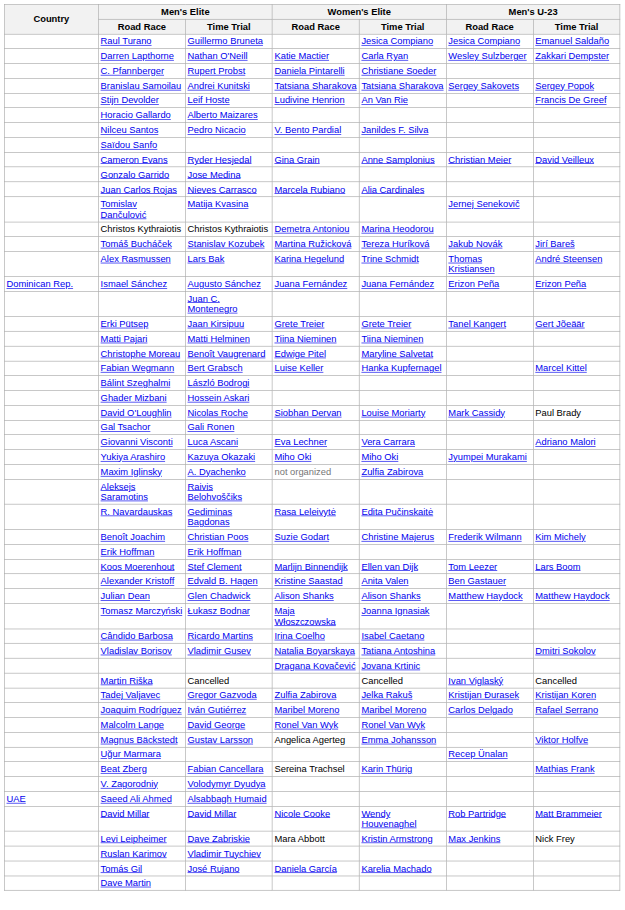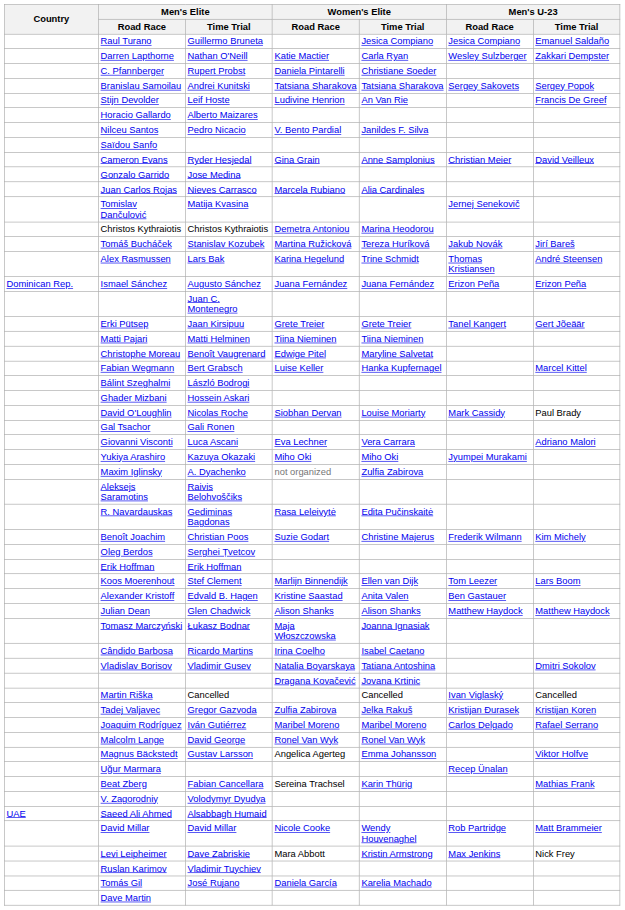+ row: (127, 552)
